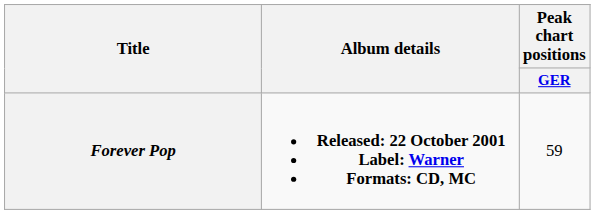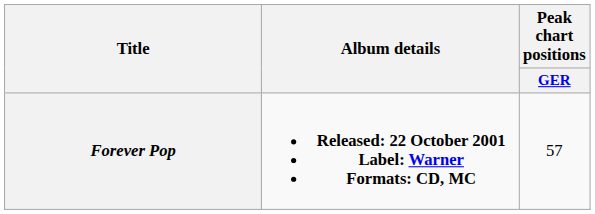(554, 150) 59 -> (554, 150) 57
